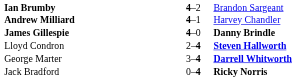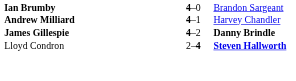(193, 7) 4–2 -> (193, 7) 4–0
(193, 33) 4–0 -> (193, 33) 4–2
- row: (33, 58)
- row: (32, 71)
